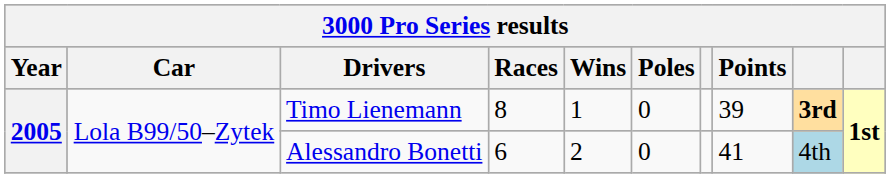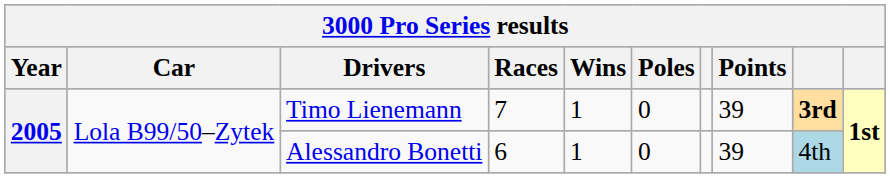(501, 109) 8 -> (501, 109) 7
(576, 152) 2 -> (576, 152) 1
(731, 152) 41 -> (731, 152) 39
